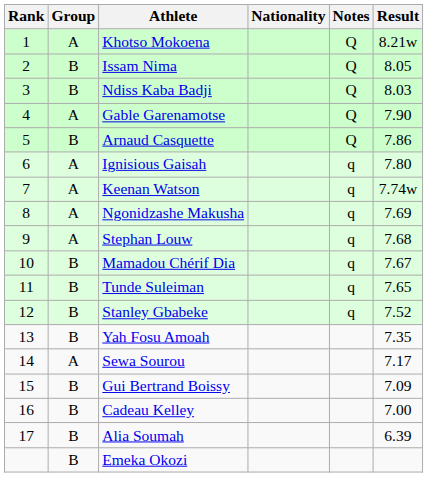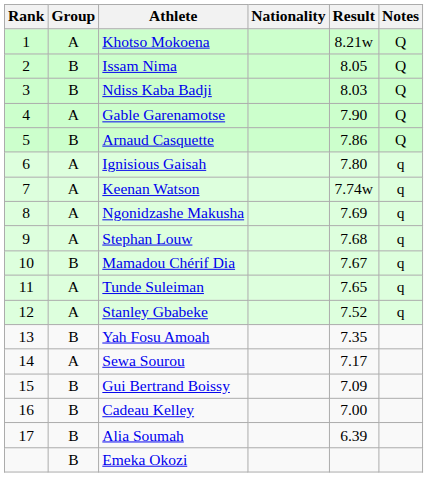columns swapped: (398, 16) <-> (351, 16)
(73, 287) B -> (73, 287) A
(73, 312) B -> (73, 312) A
